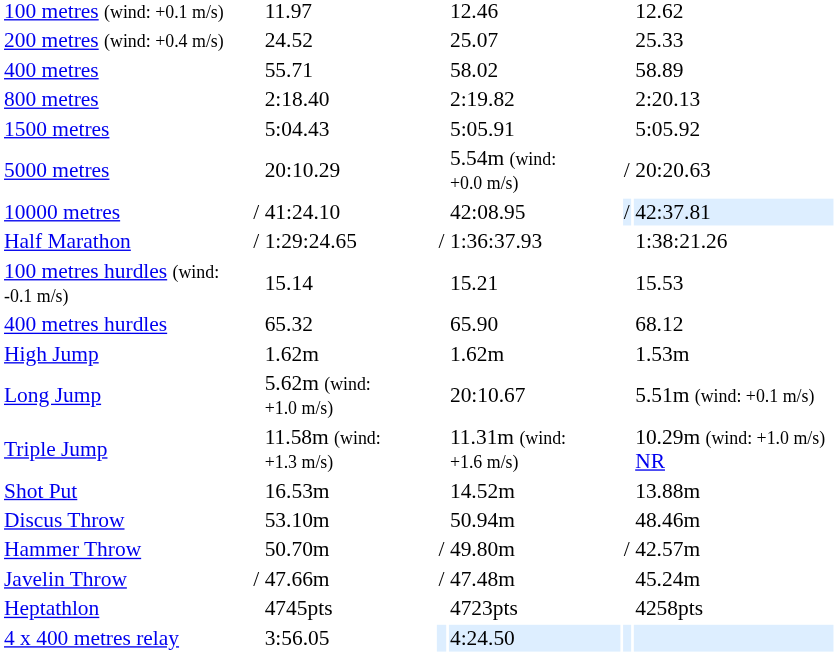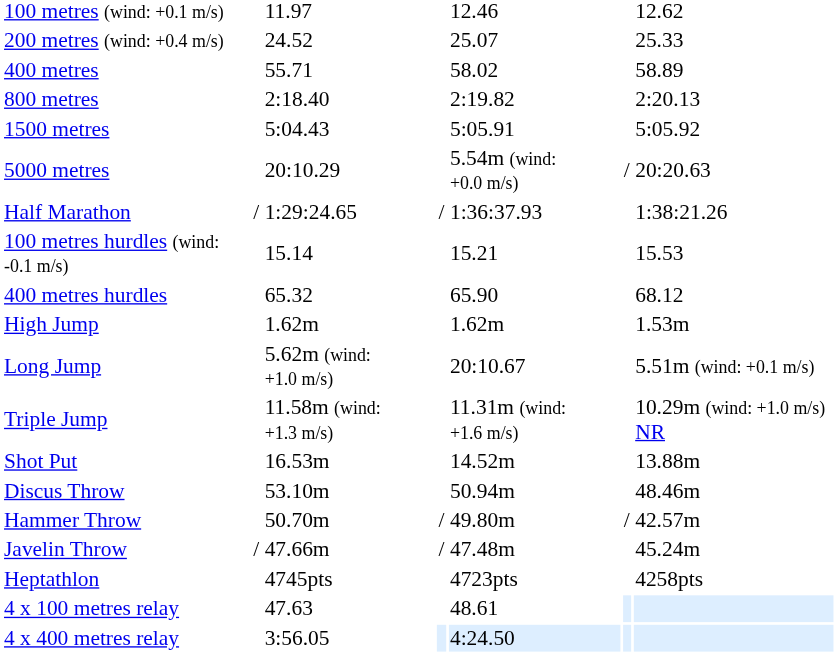- row: (62, 211)
+ row: (92, 608)
